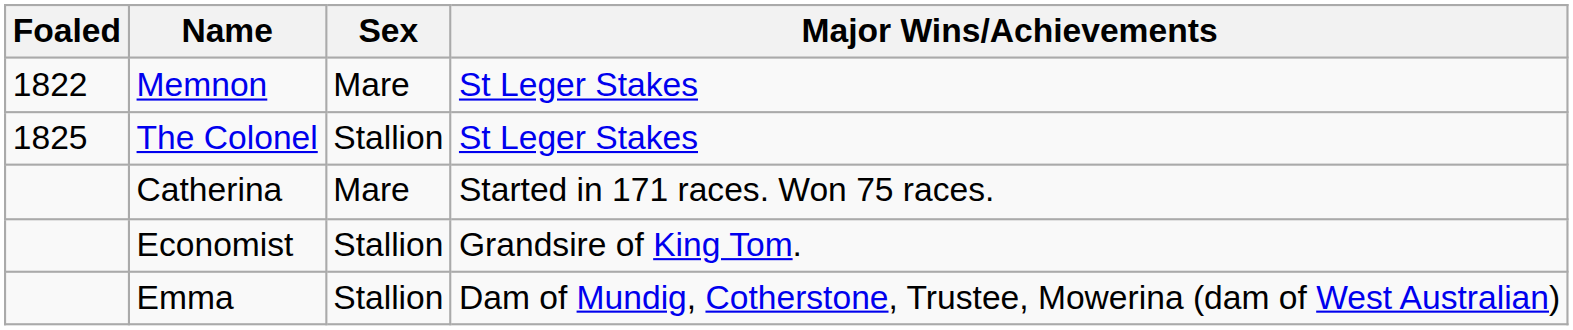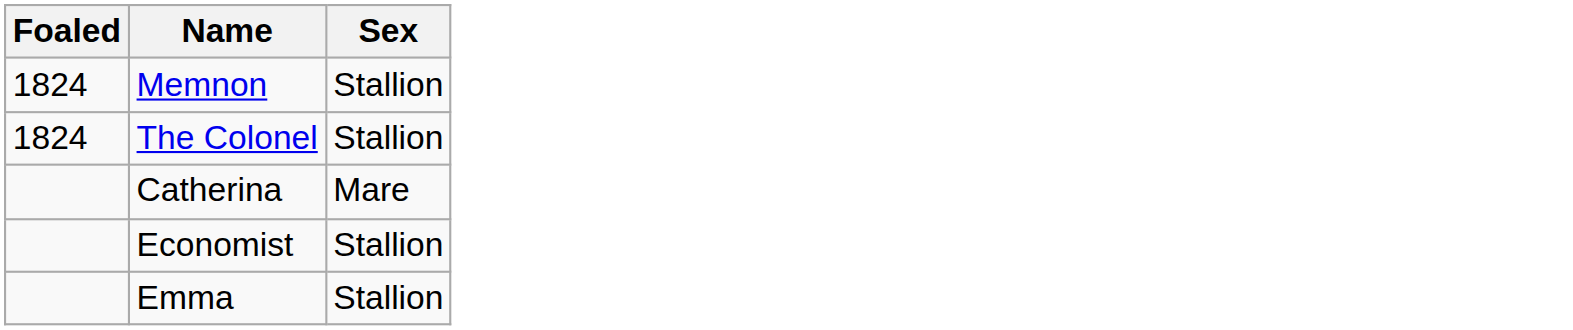- column: (1010, 31)
(50, 84) 1822 -> (50, 84) 1824
(372, 84) Mare -> (388, 84) Stallion
(50, 137) 1825 -> (50, 137) 1824
